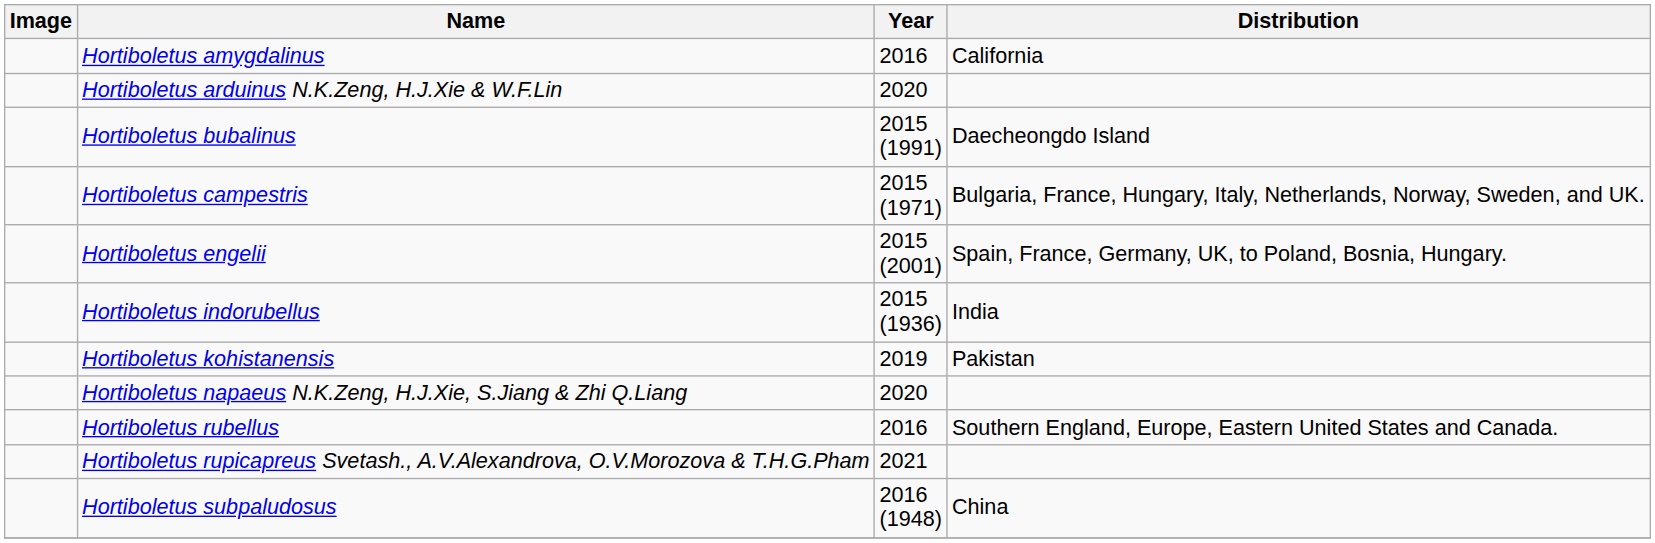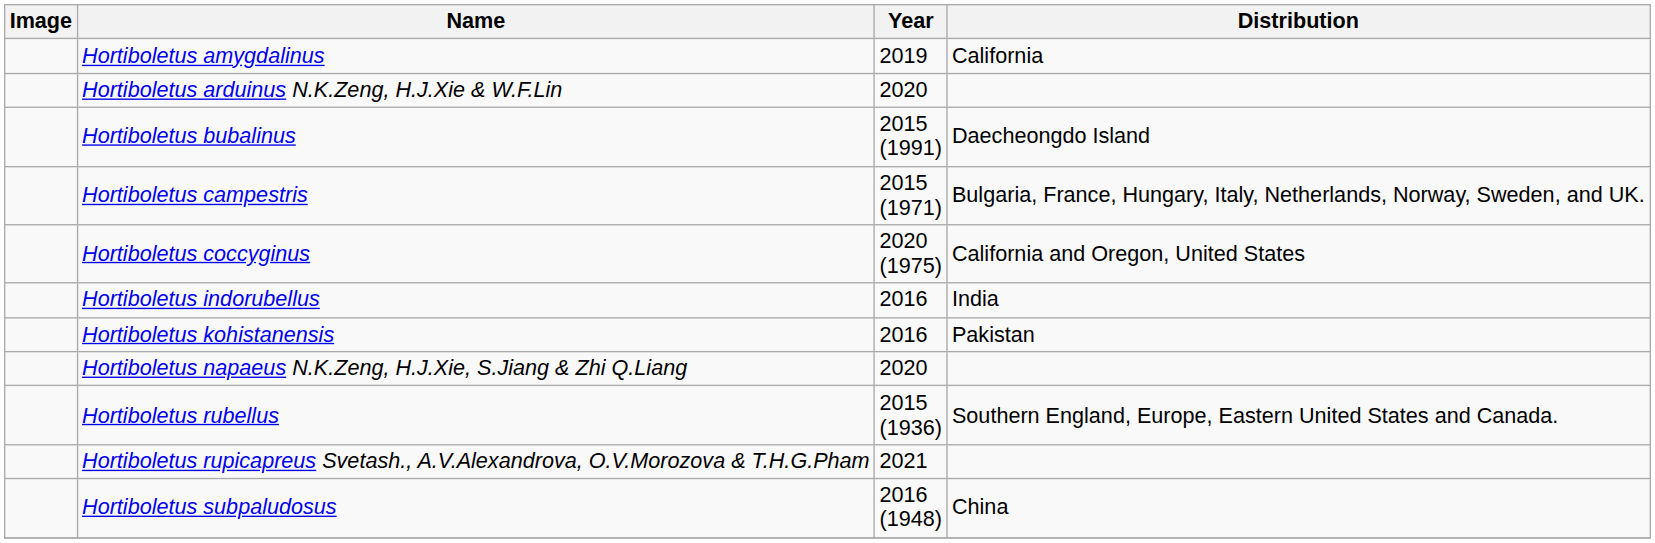(904, 55) 2016 -> (904, 55) 2019
+ row: (196, 253)
- row: (174, 253)
(911, 312) 2015 (1936) -> (904, 300) 2016
(904, 358) 2019 -> (904, 334) 2016
(904, 427) 2016 -> (911, 414) 2015 (1936)
